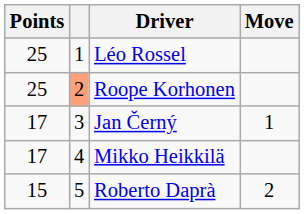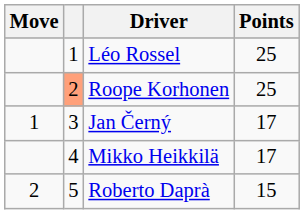columns swapped: (269, 21) <-> (37, 21)
